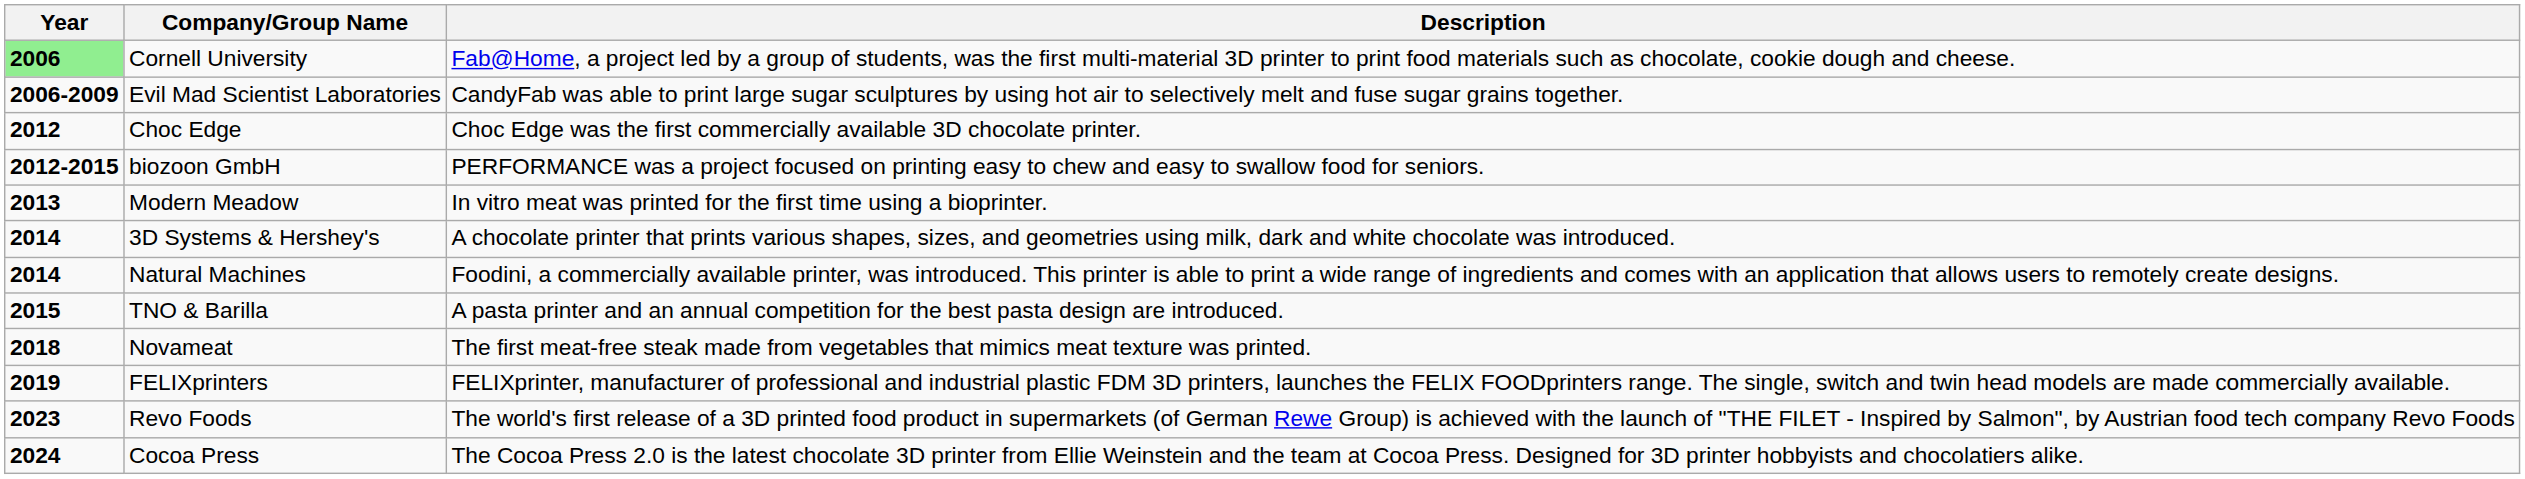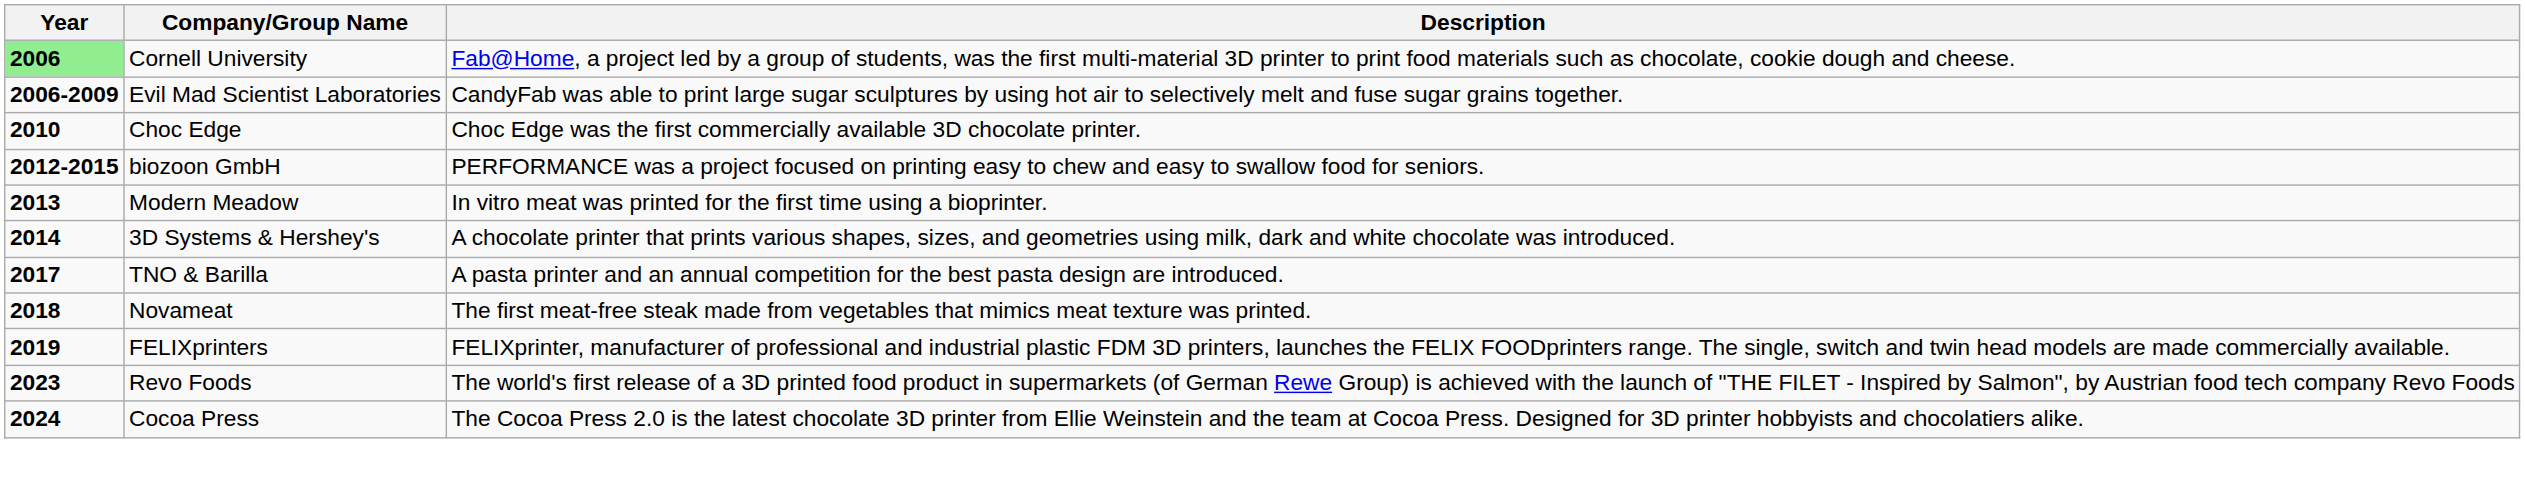(35, 130) 2012 -> (35, 130) 2010
- row: (217, 274)
(35, 310) 2015 -> (35, 274) 2017
